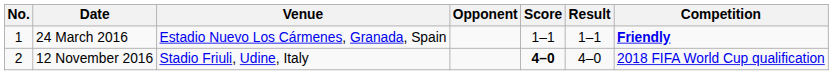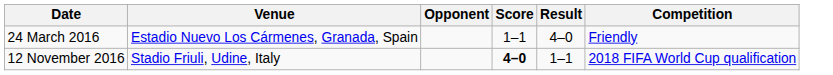- column: (19, 15)
(590, 37) 1–1 -> (561, 37) 4–0
(644, 37) bold -> (613, 37) normal
(590, 59) 4–0 -> (561, 59) 1–1
